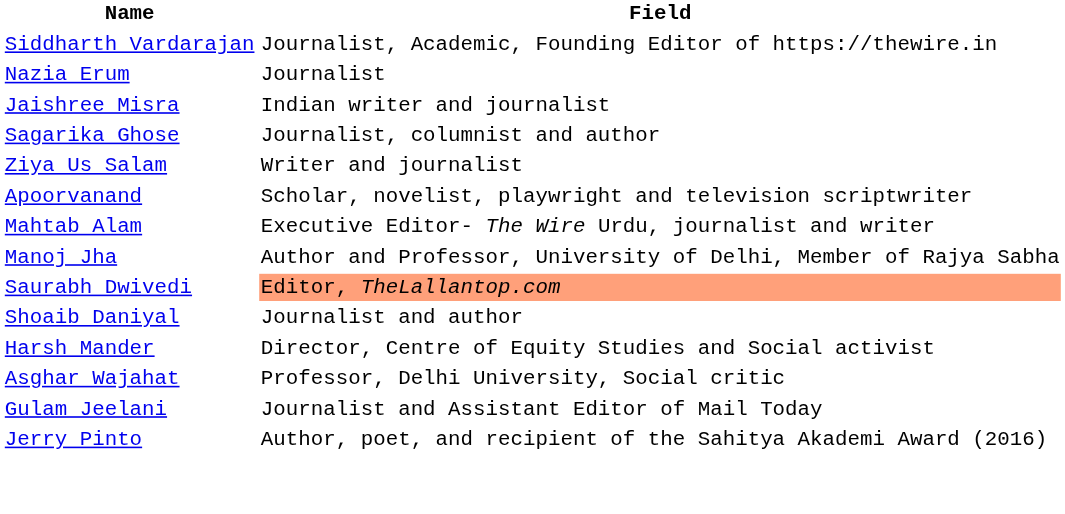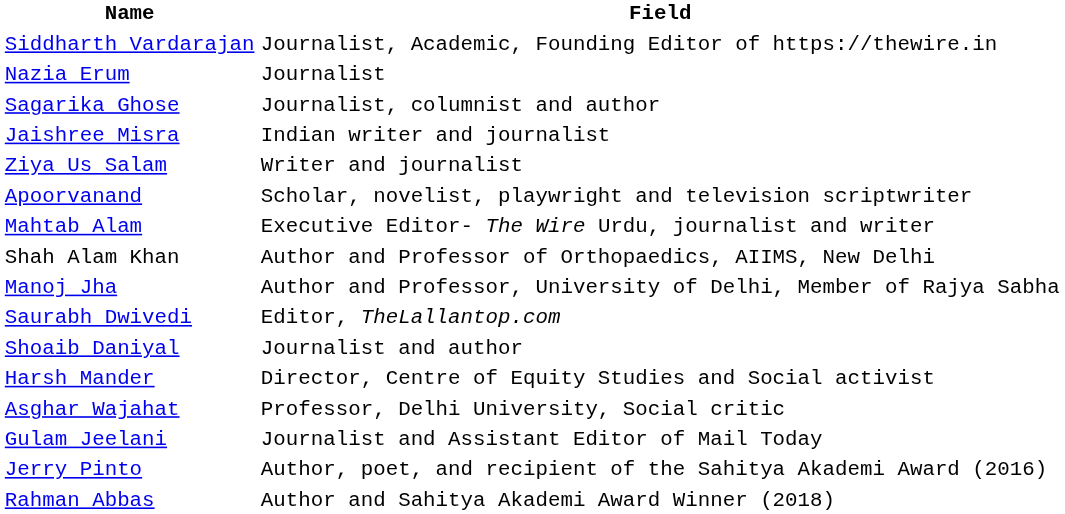rows swapped: (92, 135) <-> (92, 105)
+ row: (92, 257)
(411, 287) lightsalmon background -> (411, 318) no background
+ row: (80, 500)
